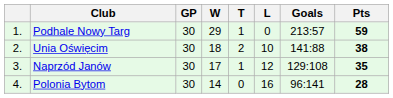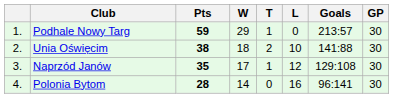columns swapped: (189, 13) <-> (362, 13)
